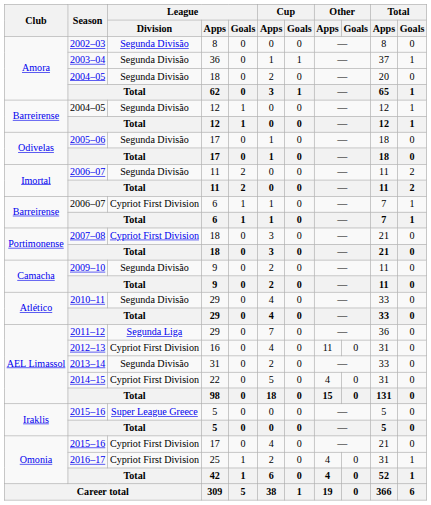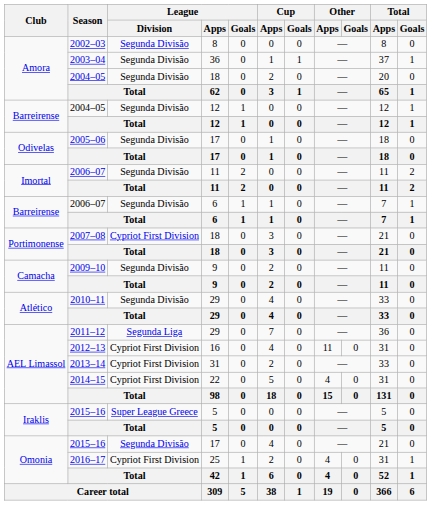(154, 204) Cypriot First Division -> (154, 204) Segunda Divisão
(154, 364) Segunda Divisão -> (154, 364) Cypriot First Division
(154, 444) Cypriot First Division -> (154, 444) Segunda Divisão
